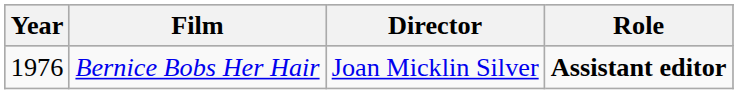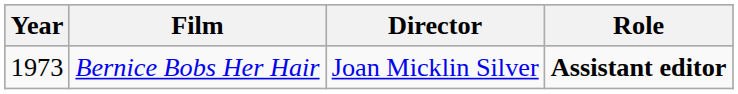(37, 66) 1976 -> (37, 66) 1973
